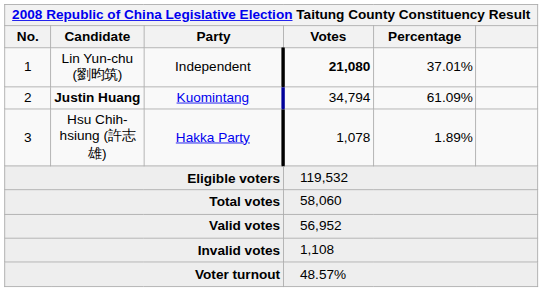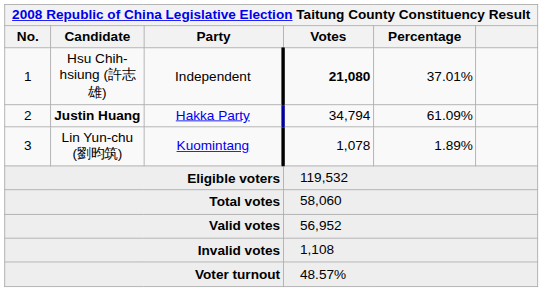(97, 66) Lin Yun-chu (劉昀筑) -> (97, 75) Hsu Chih-hsiung (許志雄)
(213, 97) Kuomintang -> (213, 115) Hakka Party
(97, 136) Hsu Chih-hsiung (許志雄) -> (97, 145) Lin Yun-chu (劉昀筑)
(213, 137) Hakka Party -> (213, 146) Kuomintang
